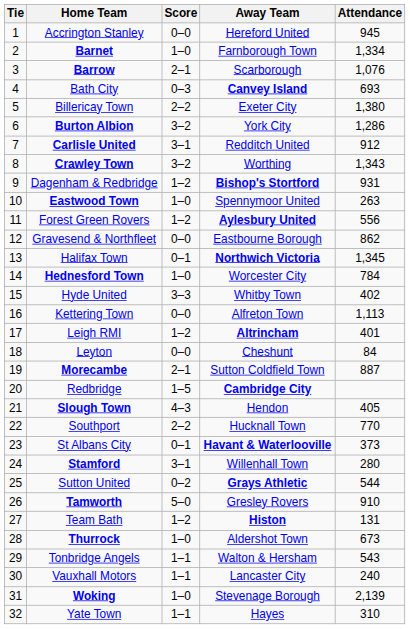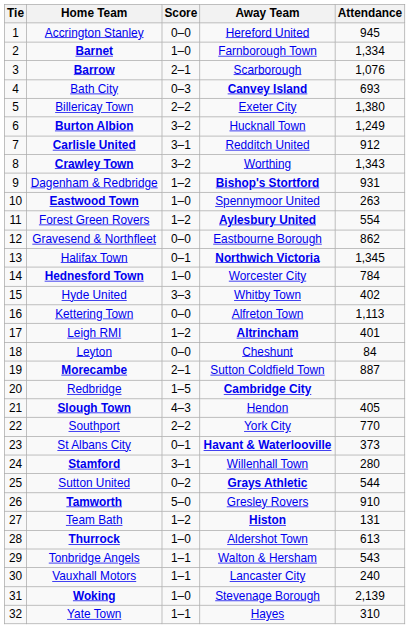(268, 126) York City -> (268, 126) Hucknall Town
(370, 126) 1,286 -> (370, 126) 1,249
(370, 220) 556 -> (370, 220) 554
(268, 426) Hucknall Town -> (268, 426) York City
(370, 539) 673 -> (370, 539) 613
